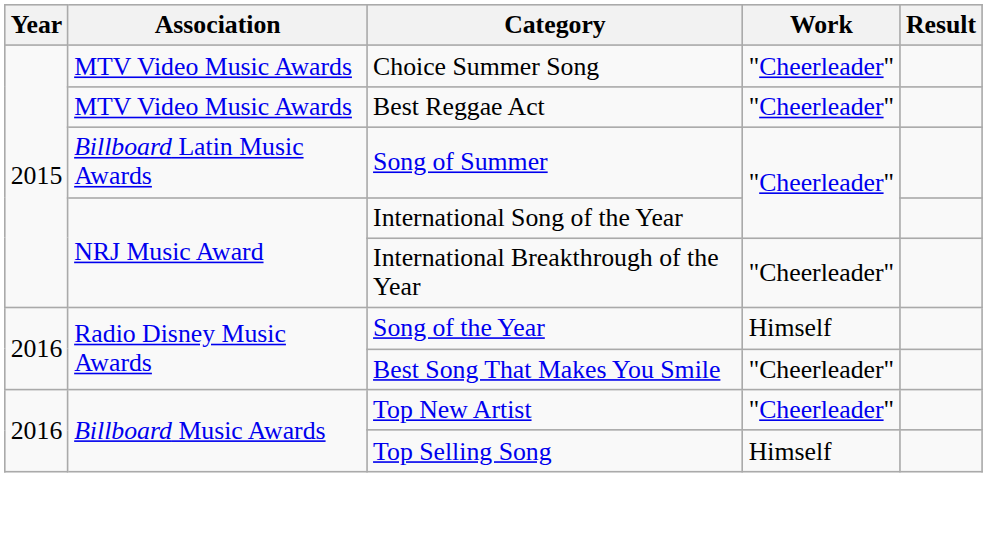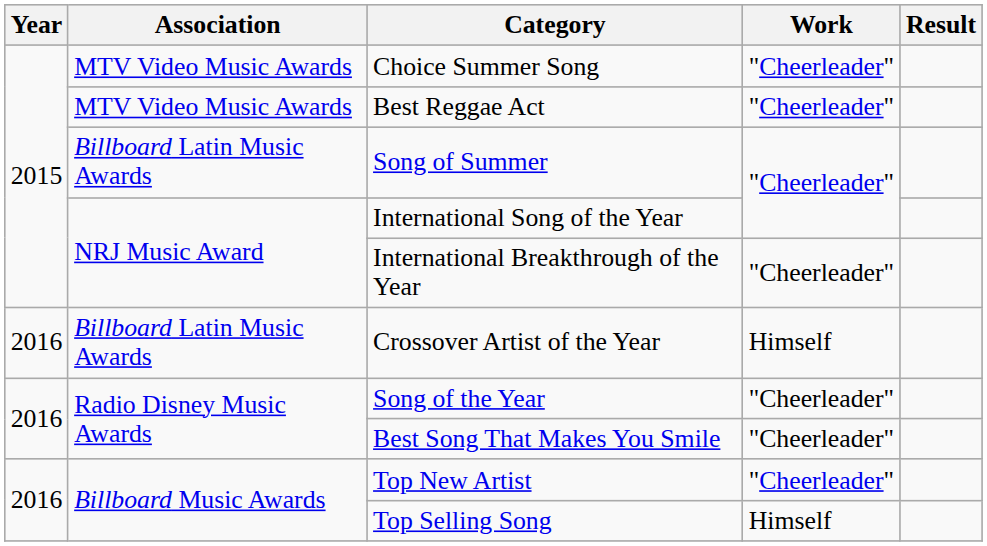+ row: (517, 342)
(790, 328) Himself -> (821, 397) "Cheerleader"
